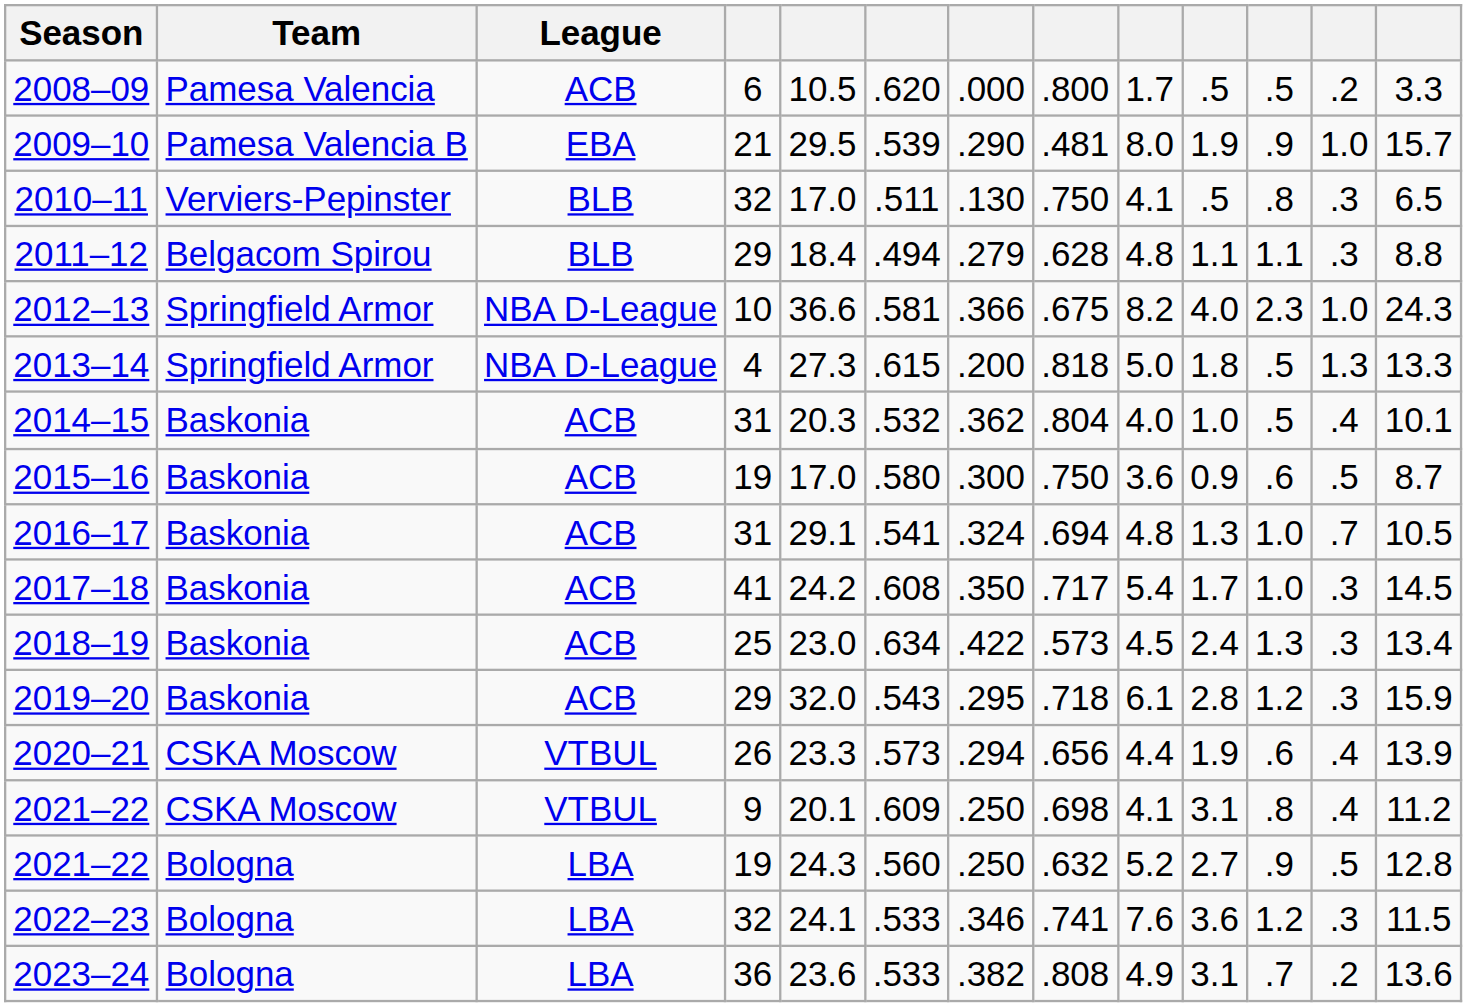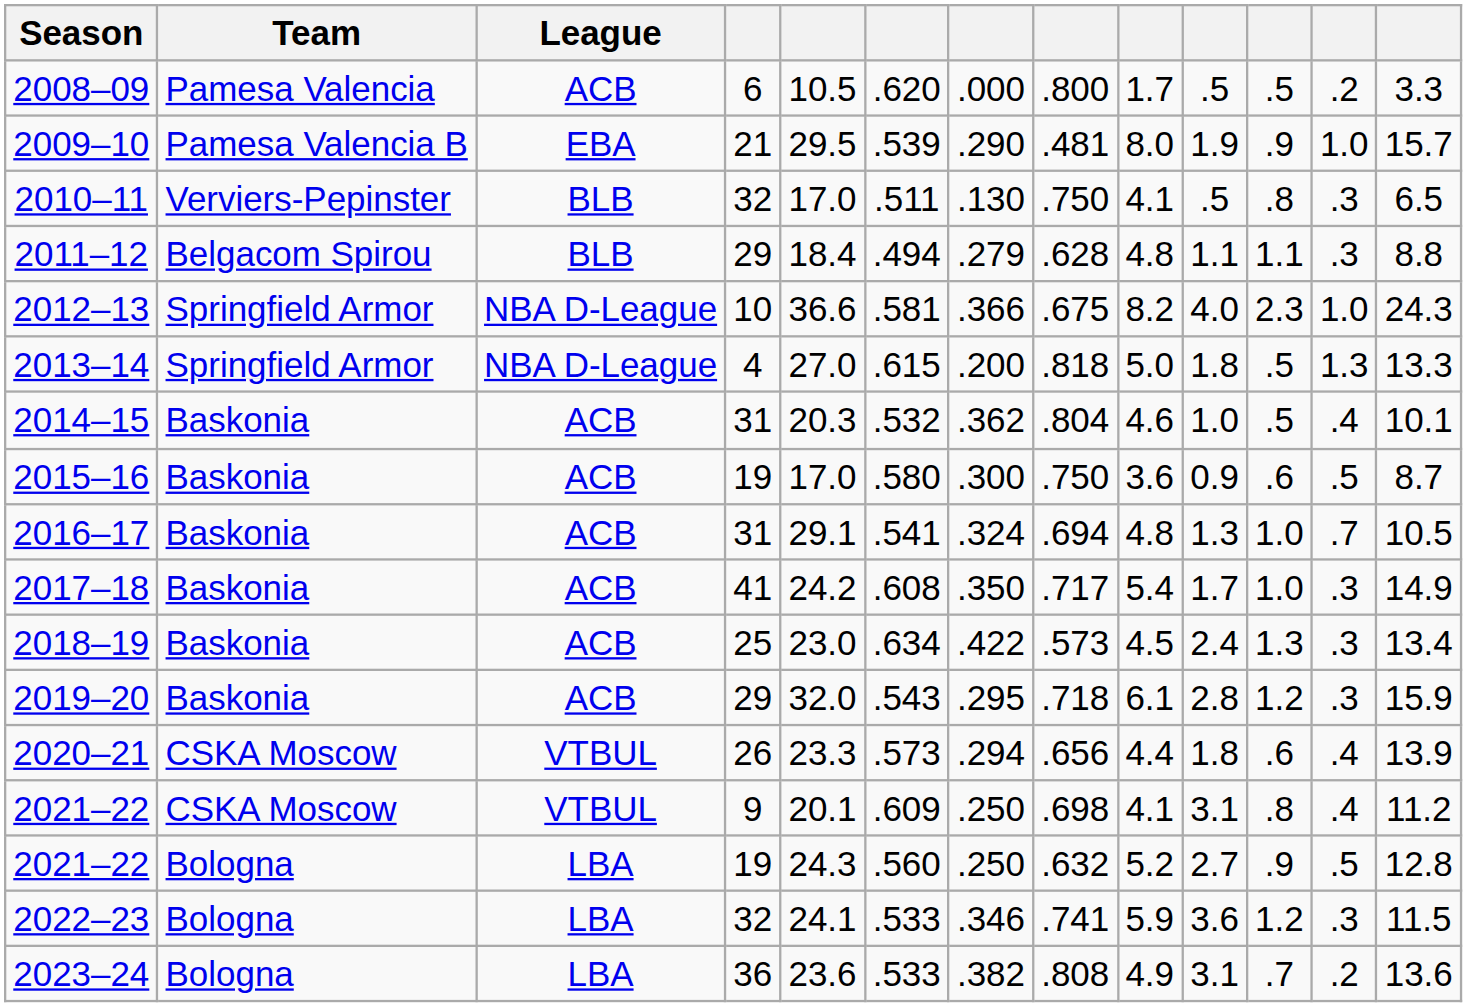(822, 365) 27.3 -> (822, 365) 27.0
(1150, 420) 4.0 -> (1150, 420) 4.6
(1419, 586) 14.5 -> (1419, 586) 14.9
(1215, 752) 1.9 -> (1215, 752) 1.8
(1150, 919) 7.6 -> (1150, 919) 5.9
